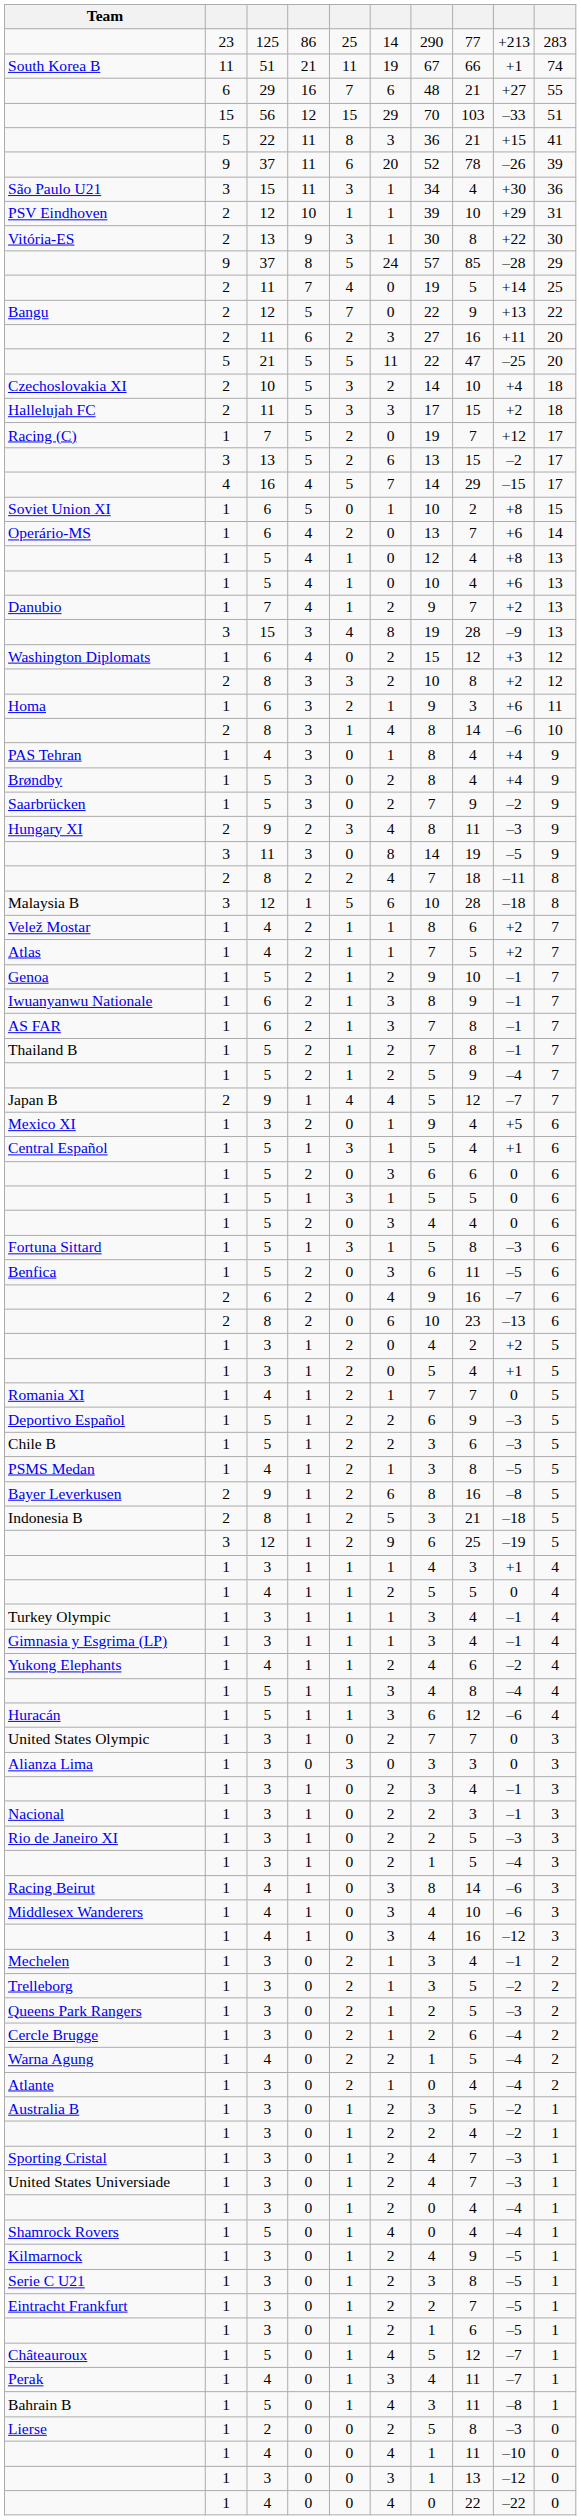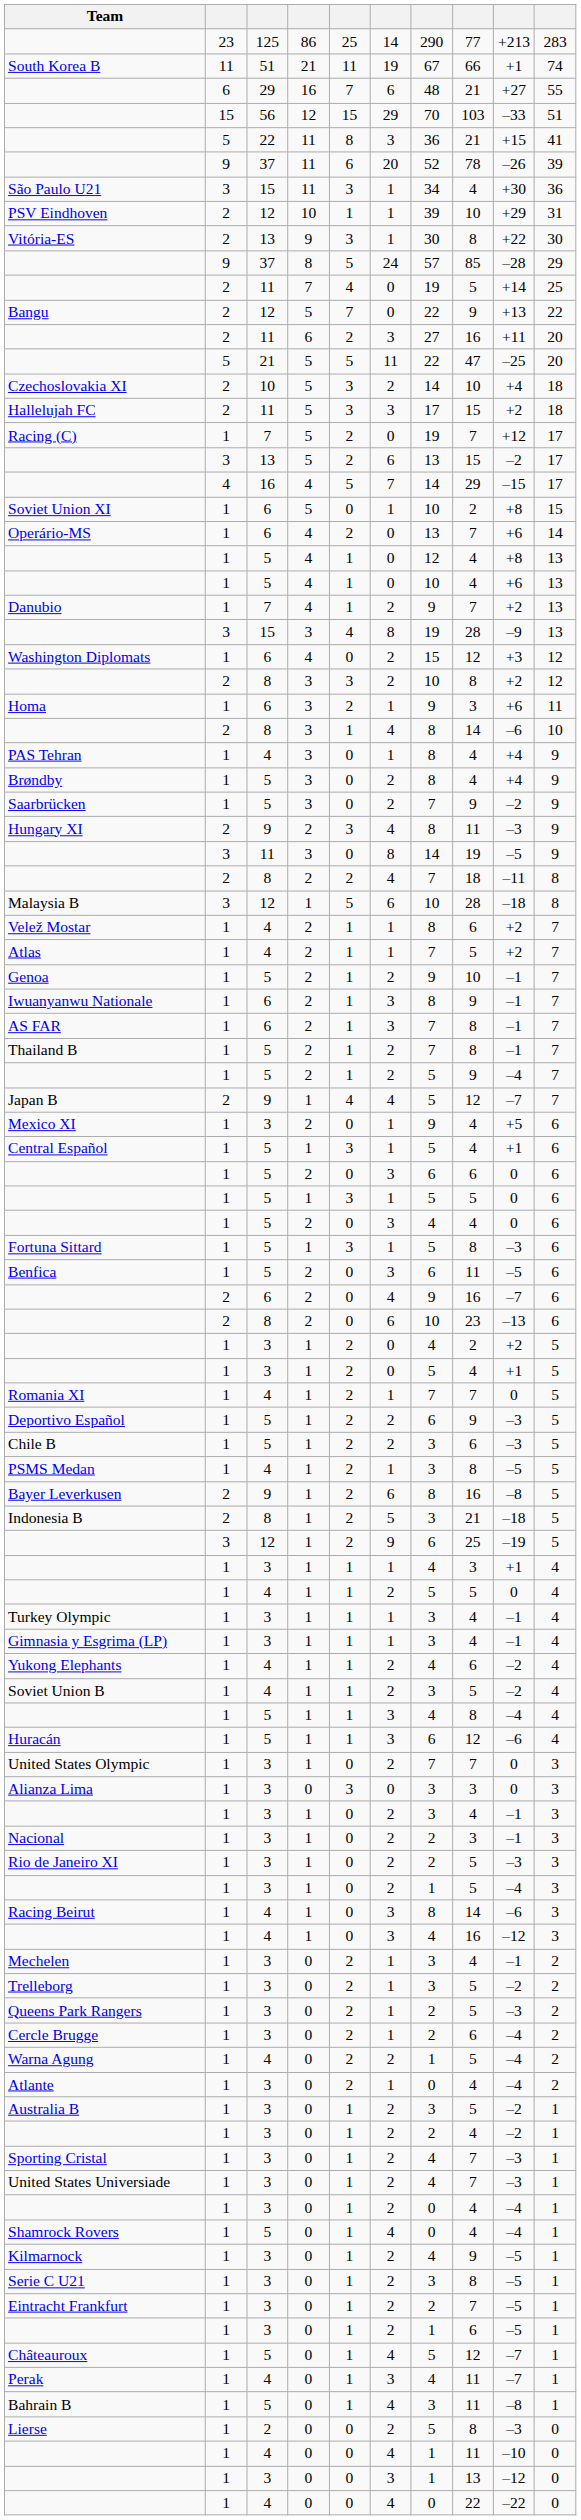+ row: (56, 1690)
- row: (76, 1912)
